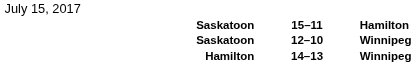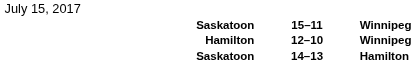(384, 25) Hamilton -> (386, 25) Winnipeg
(225, 40) Saskatoon -> (230, 40) Hamilton
(230, 56) Hamilton -> (225, 56) Saskatoon
(386, 56) Winnipeg -> (384, 56) Hamilton
